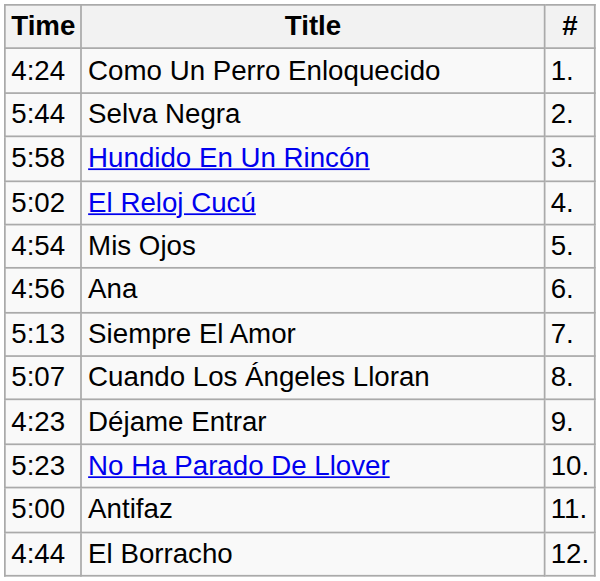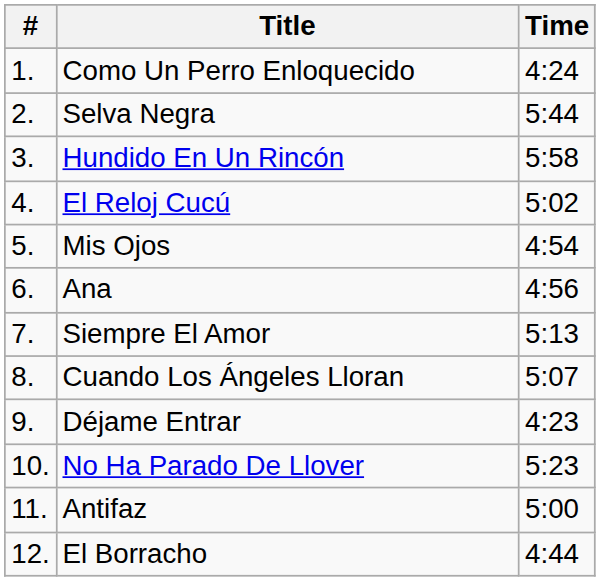columns swapped: (570, 26) <-> (43, 26)
